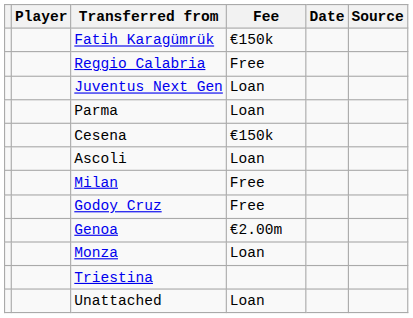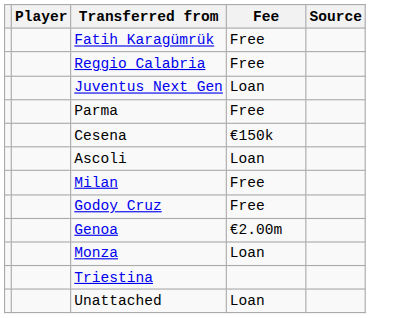- column: (327, 16)
(252, 40) €150k -> (247, 40) Free
(247, 111) Loan -> (247, 111) Free
